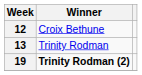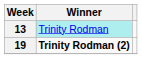- row: (20, 29)
(74, 45) no background -> (74, 29) paleturquoise background
